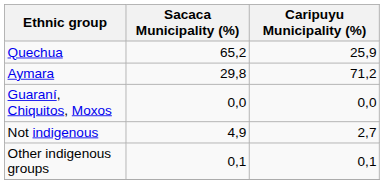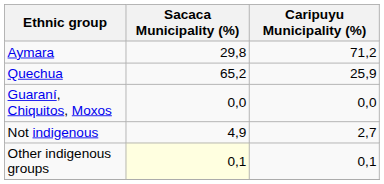rows swapped: (35, 52) <-> (31, 73)
(237, 161) no background -> (237, 161) lightyellow background
